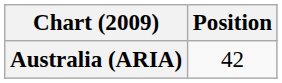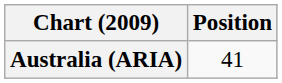(232, 59) 42 -> (232, 59) 41
